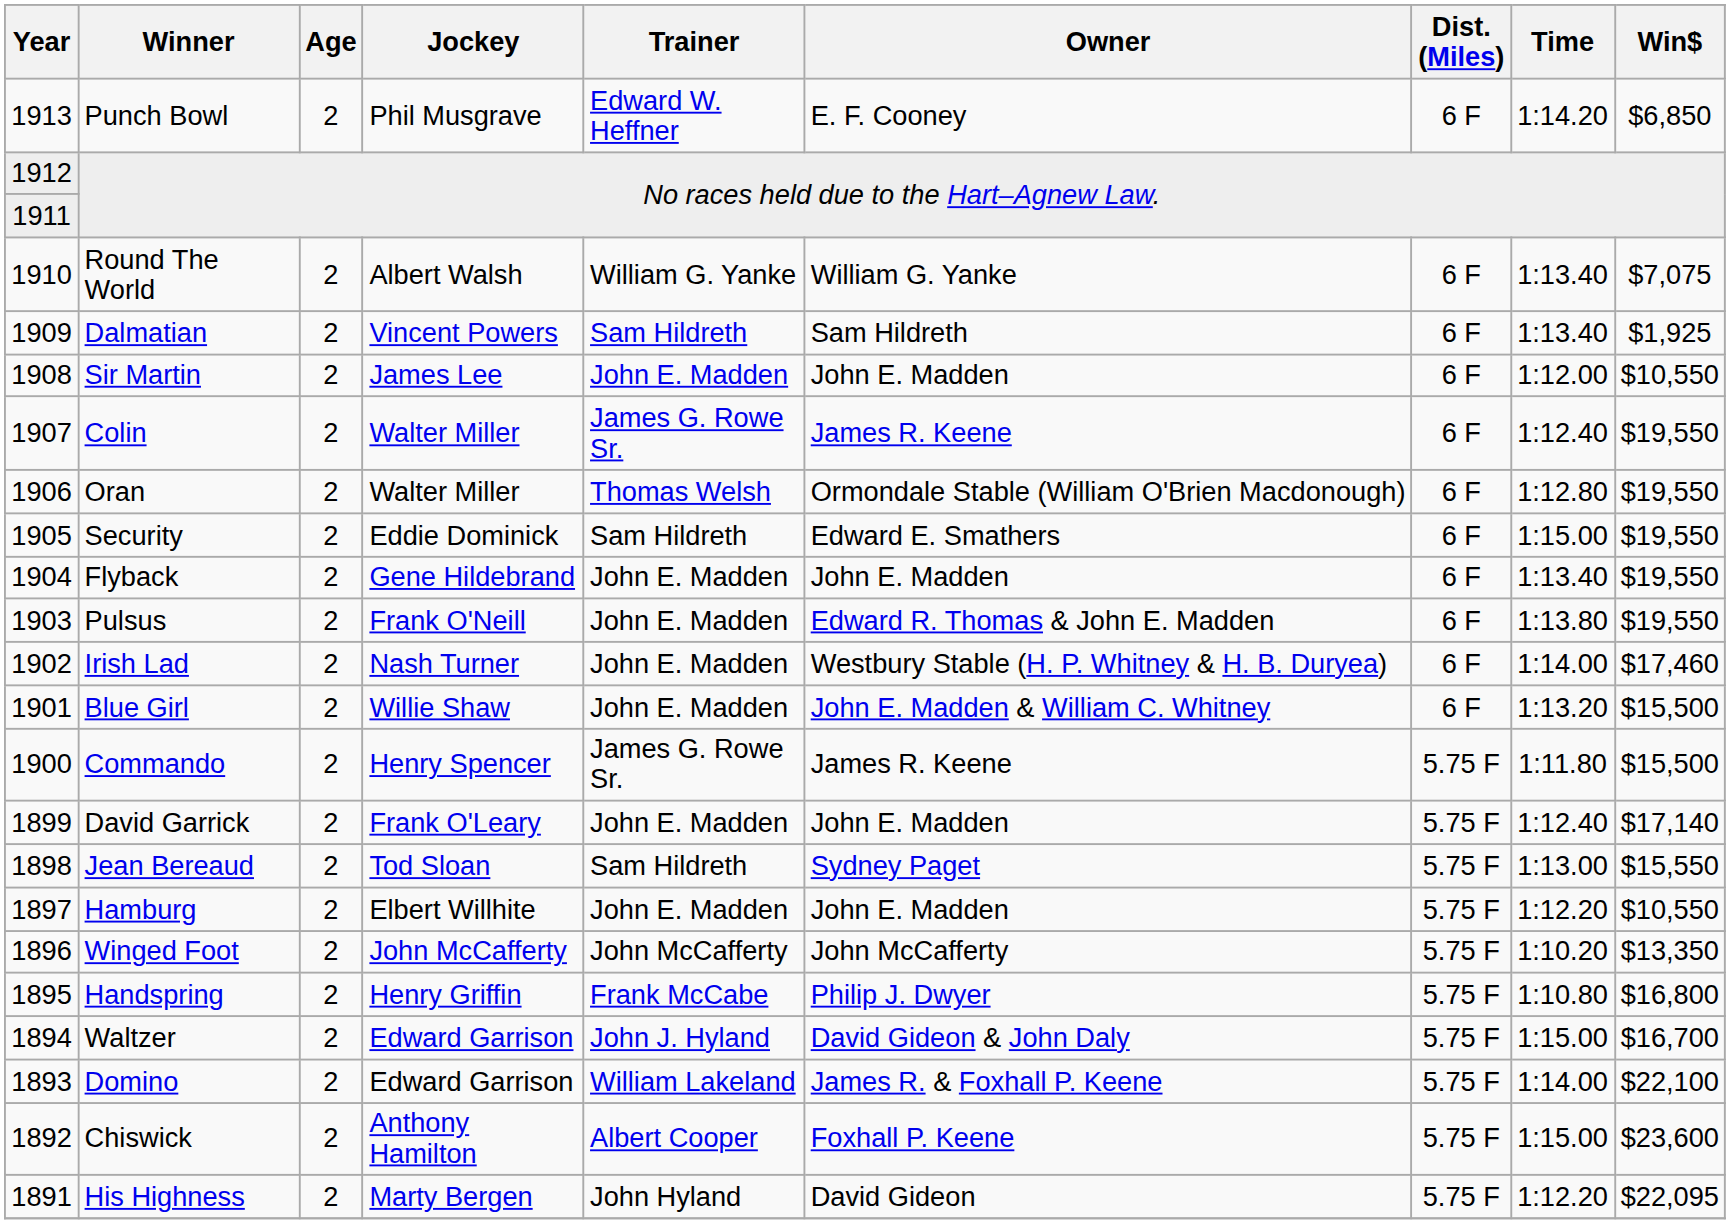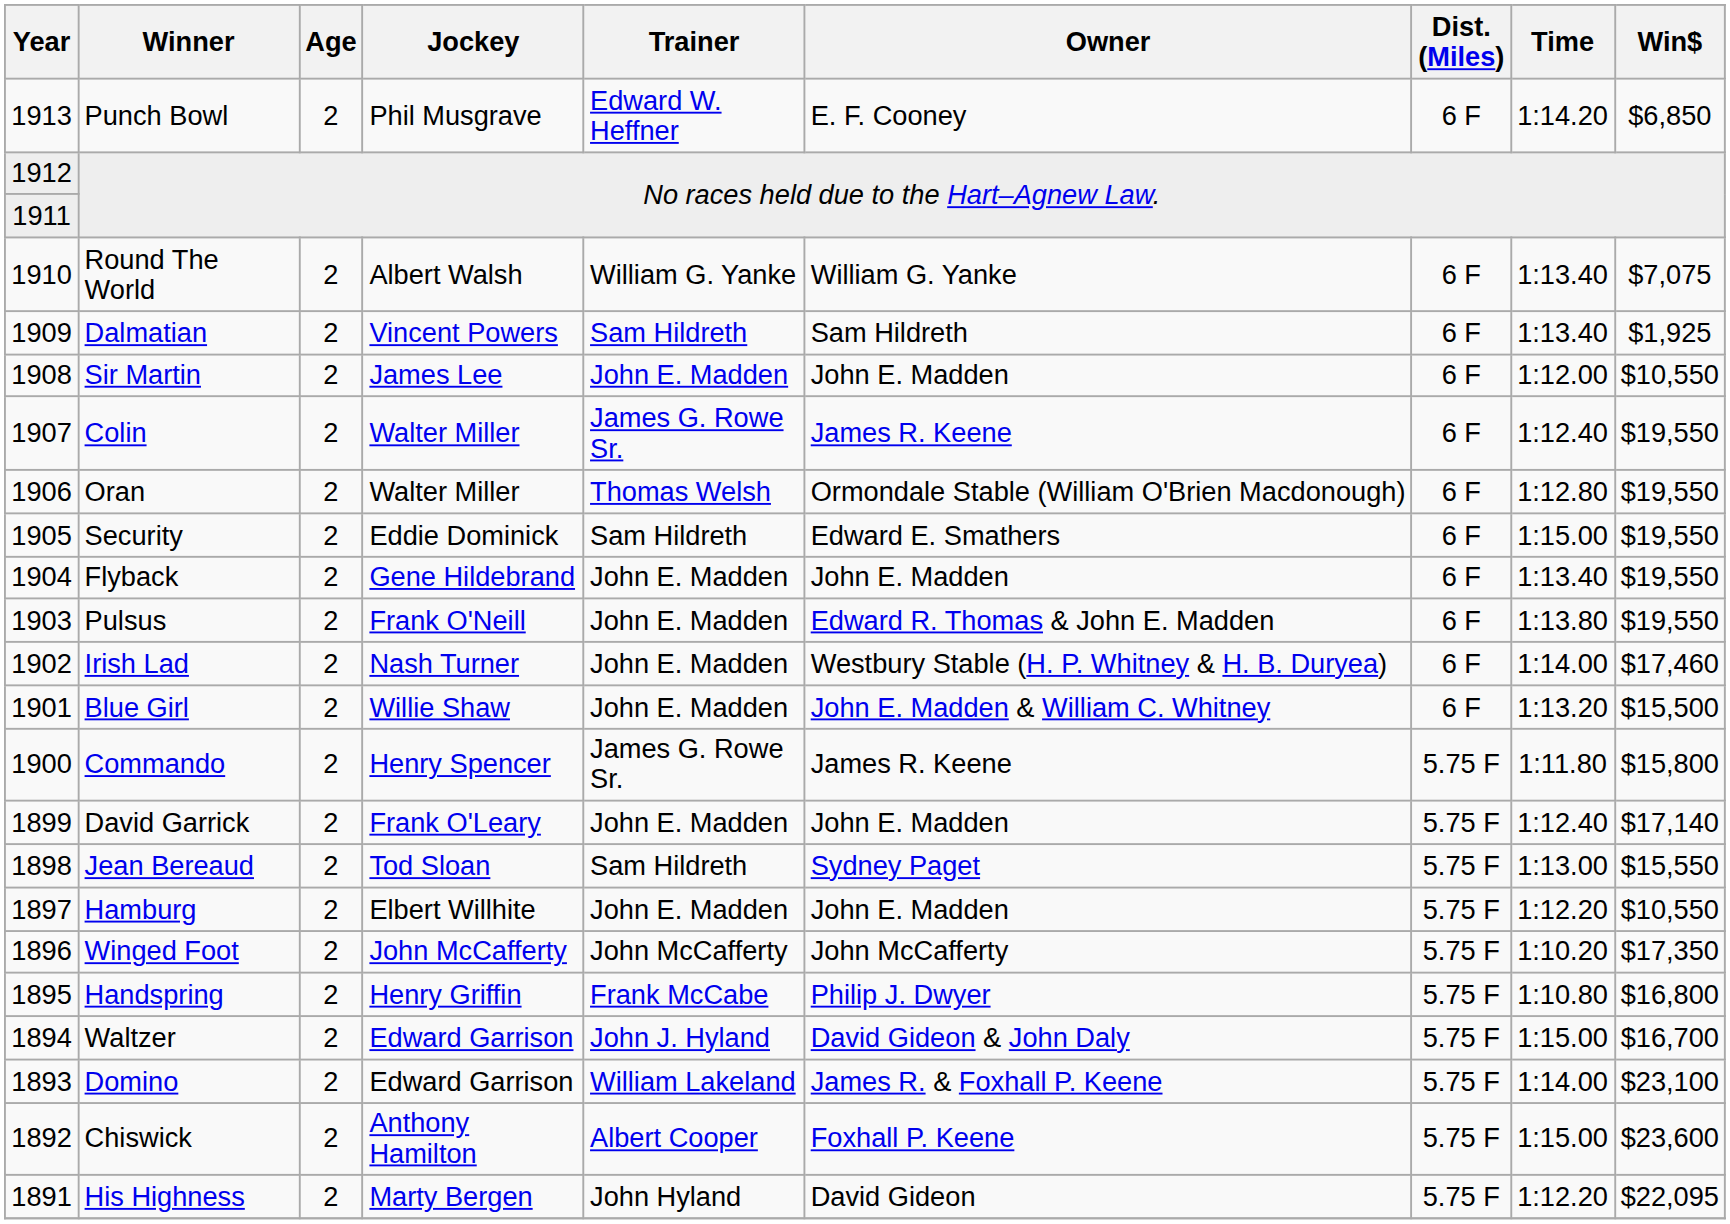(1670, 765) $15,500 -> (1670, 765) $15,800
(1670, 952) $13,350 -> (1670, 952) $17,350
(1670, 1081) $22,100 -> (1670, 1081) $23,100
